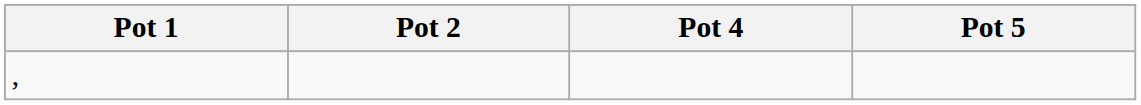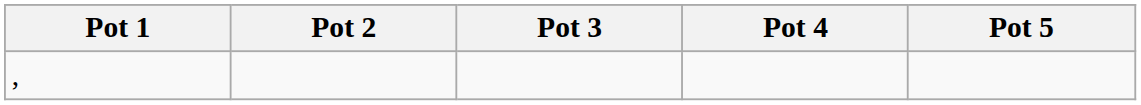+ column: (570, 27)
